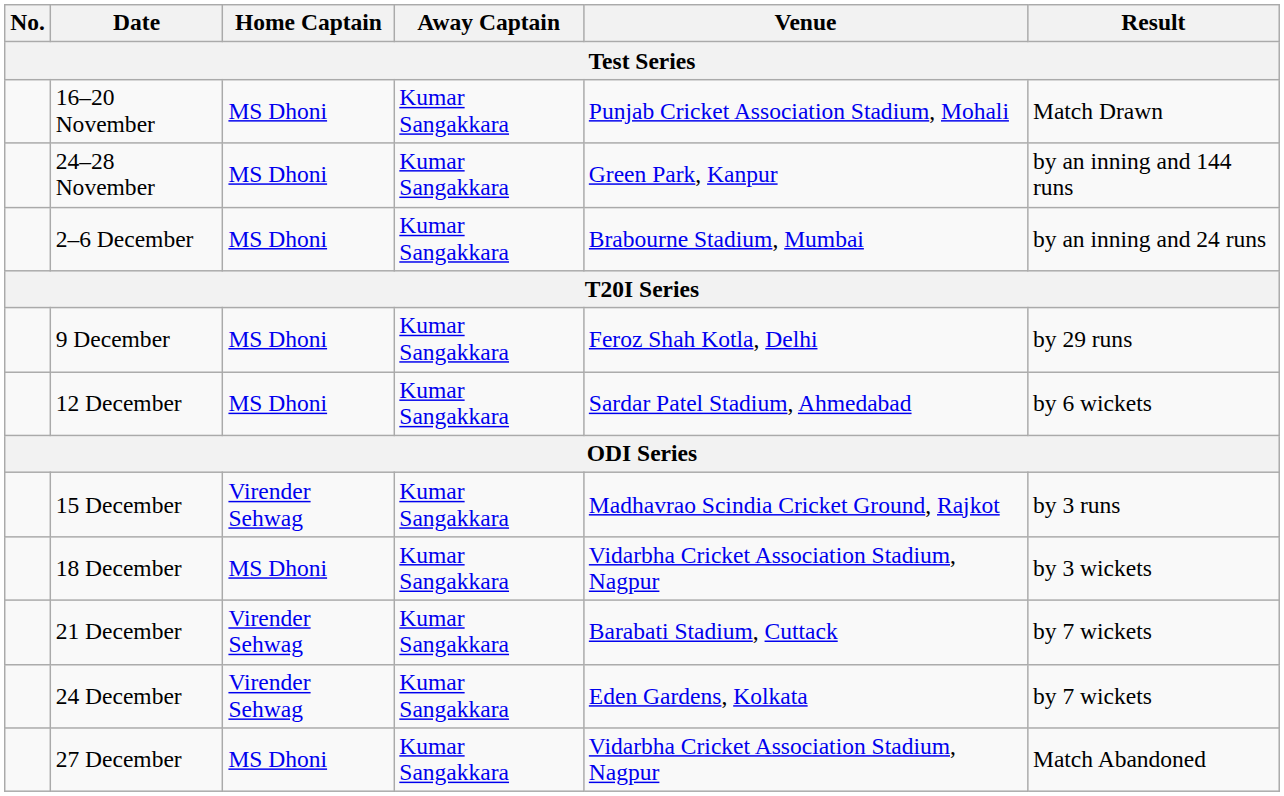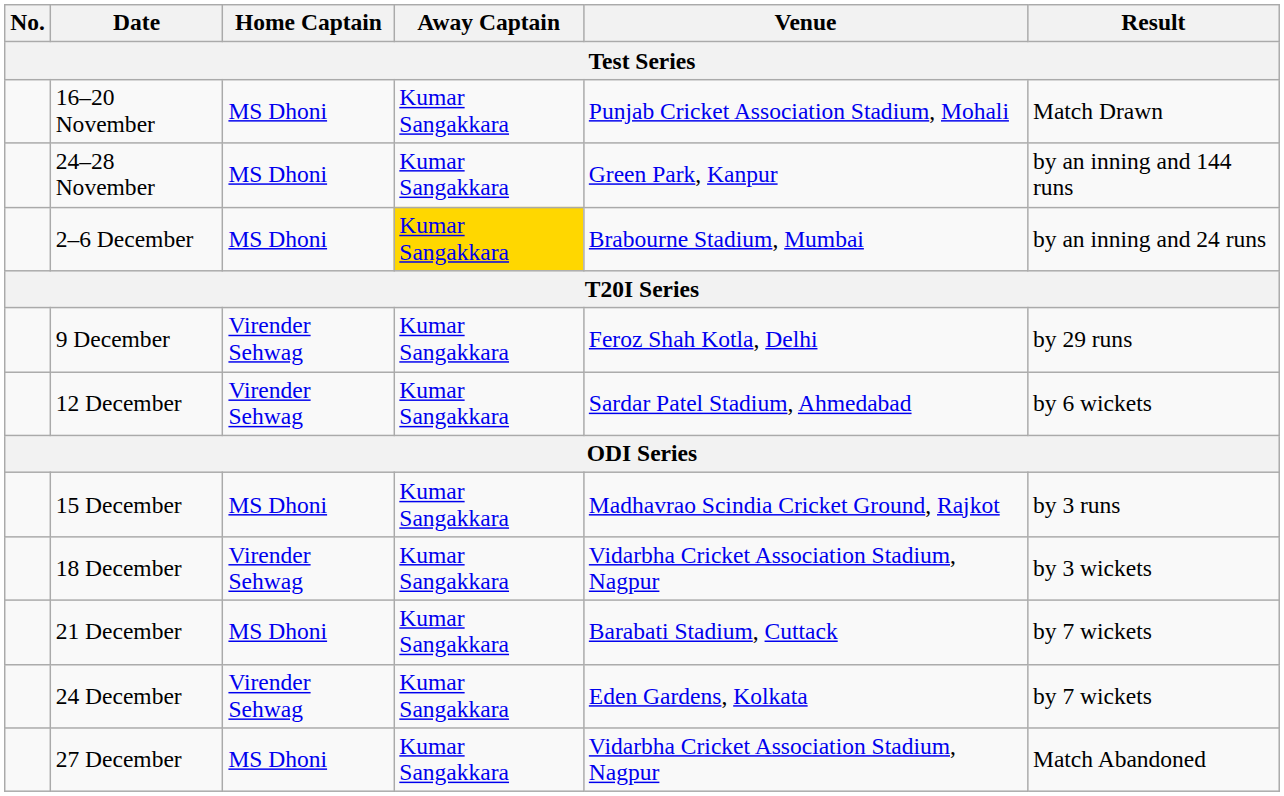(454, 238) no background -> (454, 238) gold background
(278, 339) MS Dhoni -> (270, 339) Virender Sehwag
(278, 403) MS Dhoni -> (270, 403) Virender Sehwag
(270, 504) Virender Sehwag -> (278, 504) MS Dhoni
(278, 568) MS Dhoni -> (270, 568) Virender Sehwag
(270, 631) Virender Sehwag -> (278, 631) MS Dhoni
